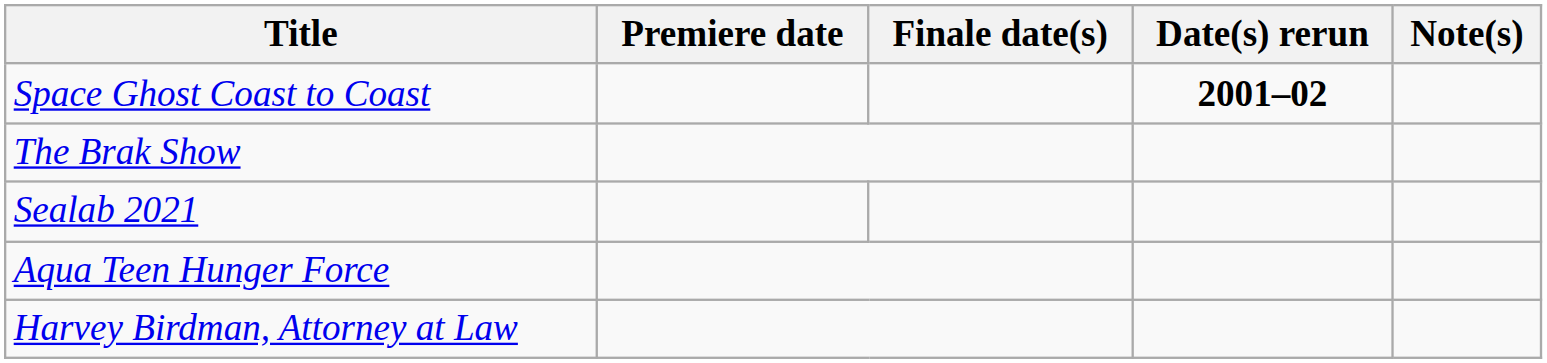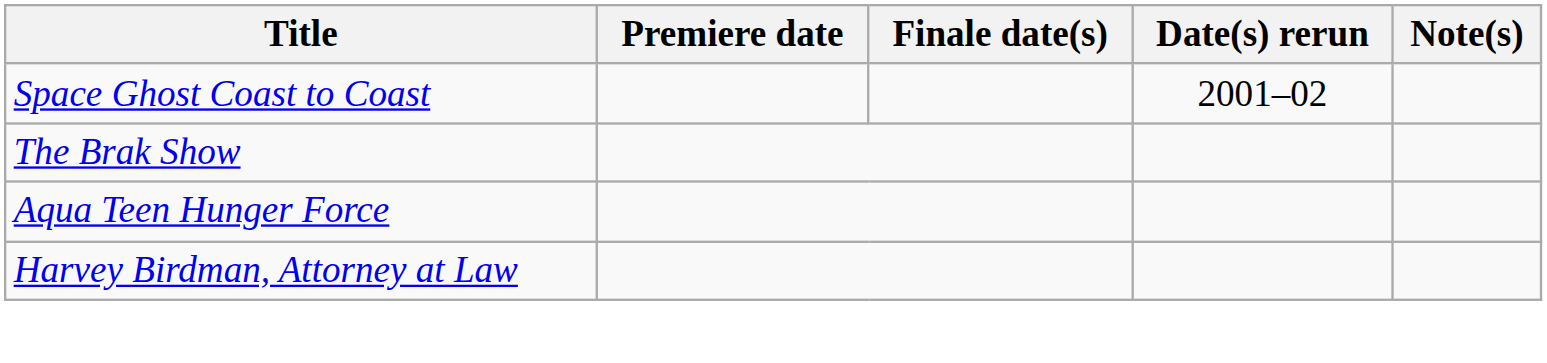(1262, 92) bold -> (1262, 92) normal
- row: (106, 210)
